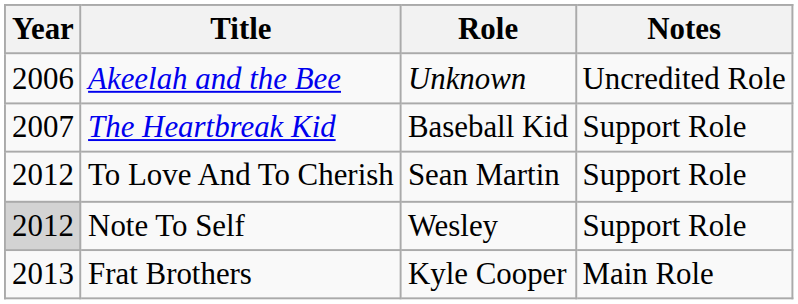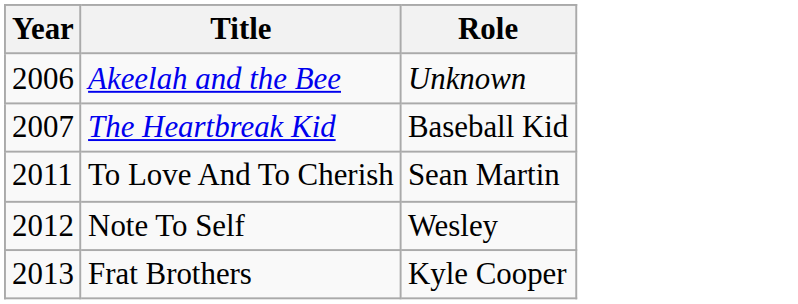- column: (684, 28)
(43, 175) 2012 -> (42, 175) 2011
(43, 224) lightgrey background -> (43, 224) no background
